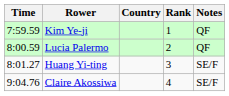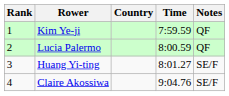columns swapped: (178, 13) <-> (23, 13)
